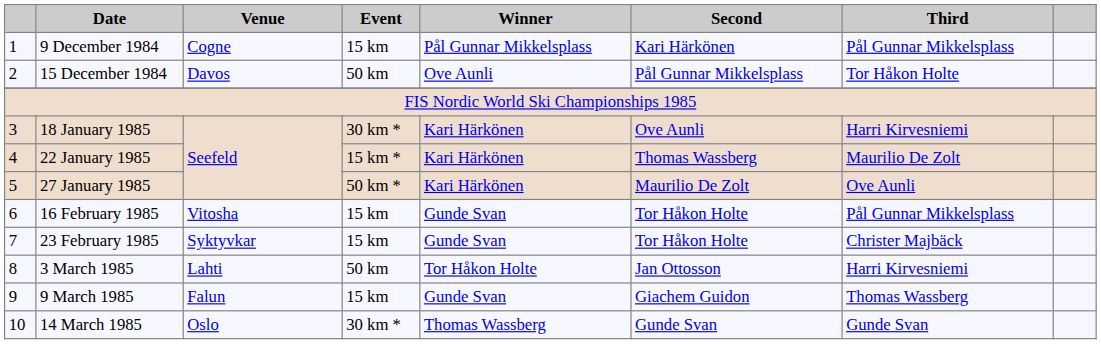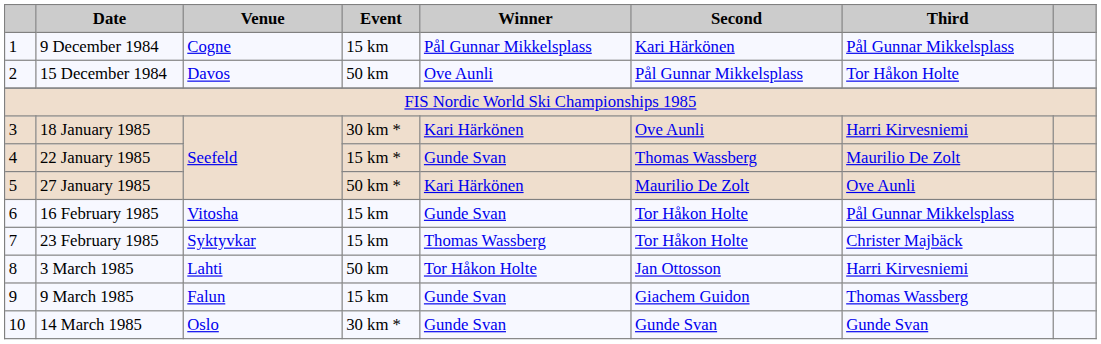(474, 157) Kari Härkönen -> (465, 157) Gunde Svan
(465, 241) Gunde Svan -> (485, 241) Thomas Wassberg
(485, 324) Thomas Wassberg -> (465, 324) Gunde Svan
